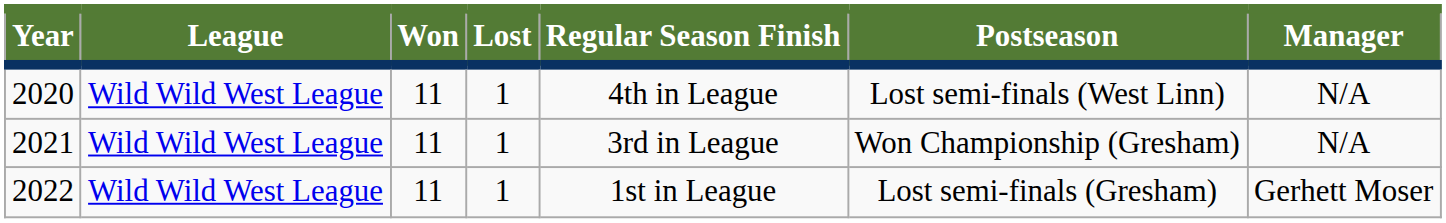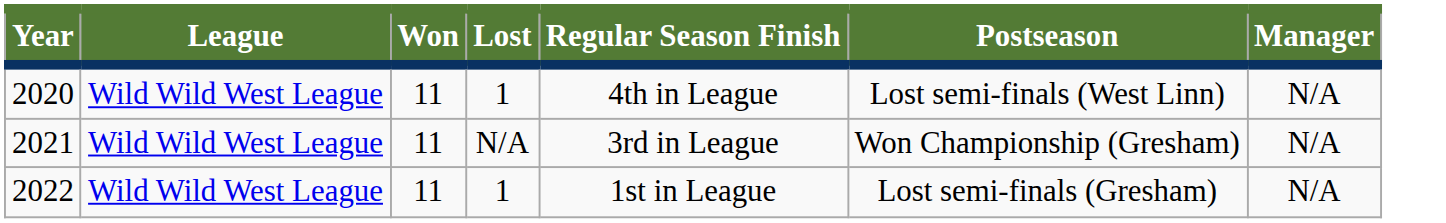(502, 142) 1 -> (502, 142) N/A
(1344, 191) Gerhett Moser -> (1314, 191) N/A
